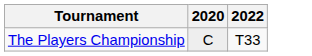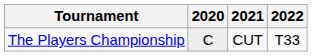+ column: (248, 16)
